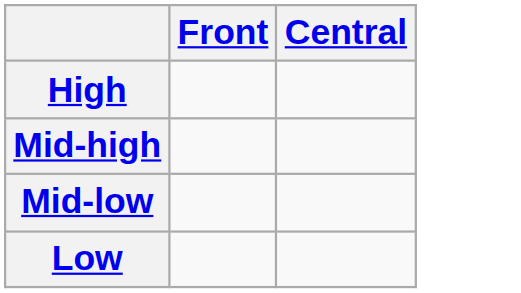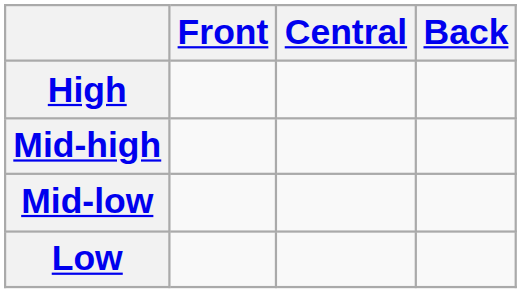+ column: (466, 32)
